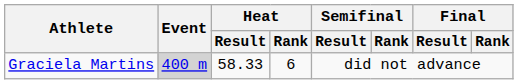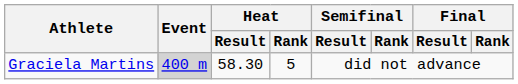(240, 65) 58.33 -> (240, 65) 58.30
(291, 65) 6 -> (291, 65) 5
